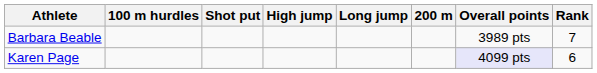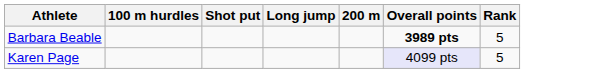- column: (300, 16)
(504, 37) normal -> (432, 37) bold
(572, 37) 7 -> (500, 37) 5
(572, 58) 6 -> (500, 58) 5
